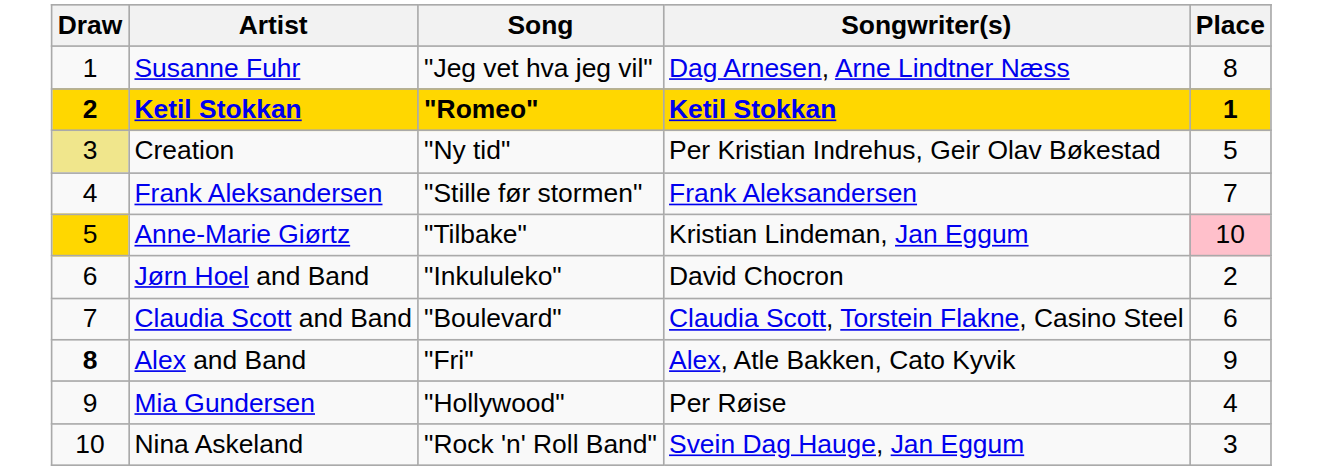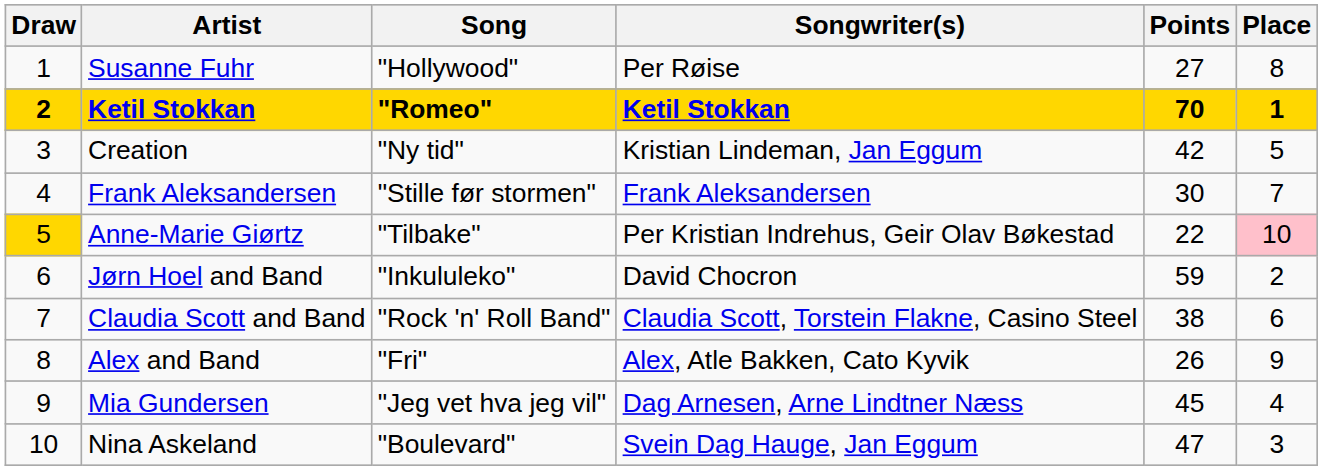+ column: (1190, 25)
(538, 67) "Jeg vet hva jeg vil" -> (448, 67) "Hollywood"
(869, 67) Dag Arnesen, Arne Lindtner Næss -> (681, 67) Per Røise
(90, 151) khaki background -> (44, 151) no background
(915, 151) Per Kristian Indrehus, Geir Olav Bøkestad -> (802, 151) Kristian Lindeman, Jan Eggum
(849, 234) Kristian Lindeman, Jan Eggum -> (868, 234) Per Kristian Indrehus, Geir Olav Bøkestad
(493, 318) "Boulevard" -> (494, 318) "Rock 'n' Roll Band"
(90, 360) bold -> (44, 360) normal
(494, 402) "Hollywood" -> (492, 402) "Jeg vet hva jeg vil"
(728, 402) Per Røise -> (823, 402) Dag Arnesen, Arne Lindtner Næss
(540, 444) "Rock 'n' Roll Band" -> (446, 444) "Boulevard"
